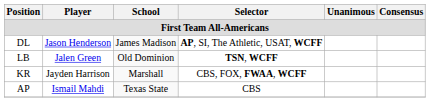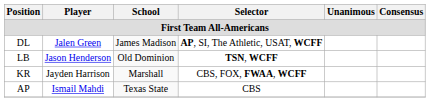(78, 43) Jason Henderson -> (78, 43) Jalen Green
(78, 58) Jalen Green -> (78, 58) Jason Henderson
